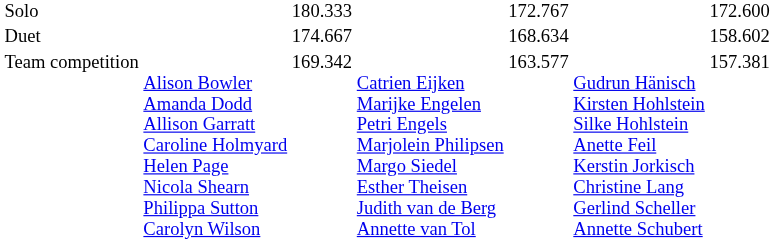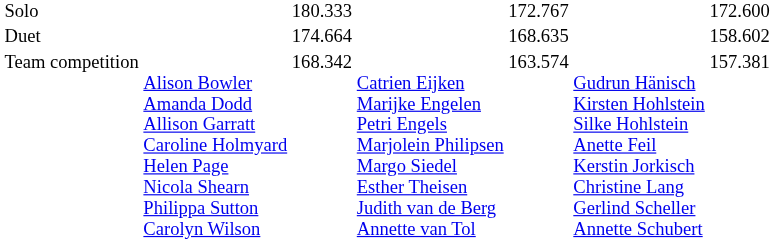(322, 36) 174.667 -> (322, 36) 174.664
(538, 36) 168.634 -> (538, 36) 168.635
(322, 61) 169.342 -> (322, 61) 168.342
(538, 61) 163.577 -> (538, 61) 163.574
